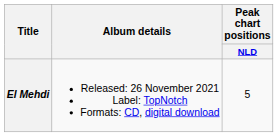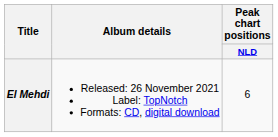(247, 95) 5 -> (247, 95) 6
